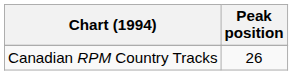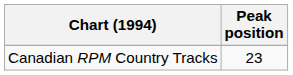(254, 57) 26 -> (254, 57) 23
